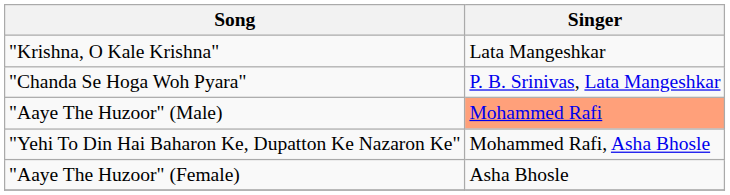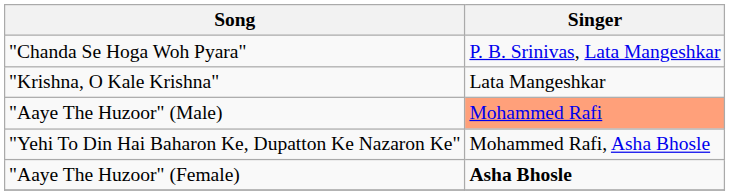rows swapped: (128, 81) <-> (114, 50)
(519, 174) normal -> (521, 174) bold
